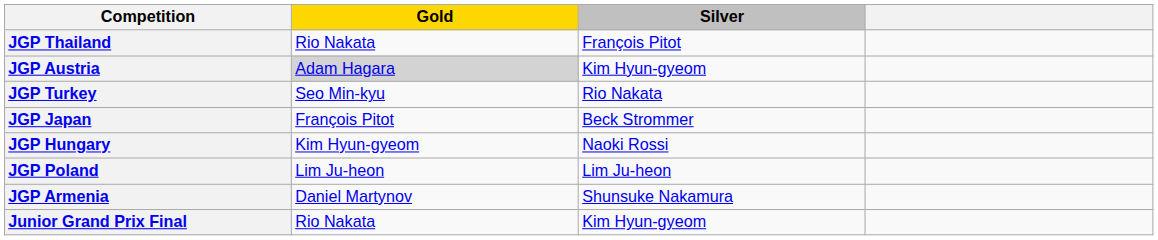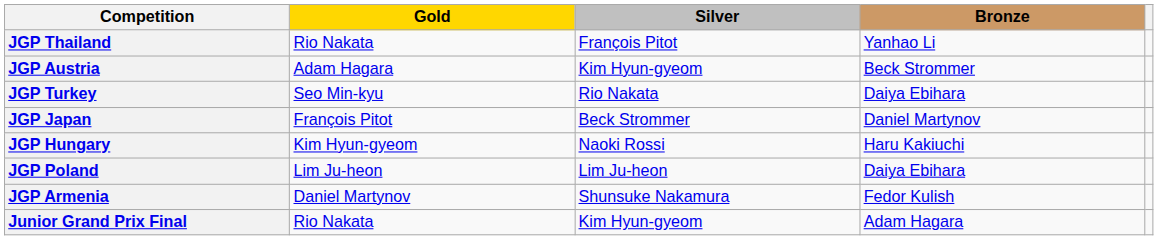+ column: (1002, 17)
(345, 68) lightgrey background -> (343, 68) no background
